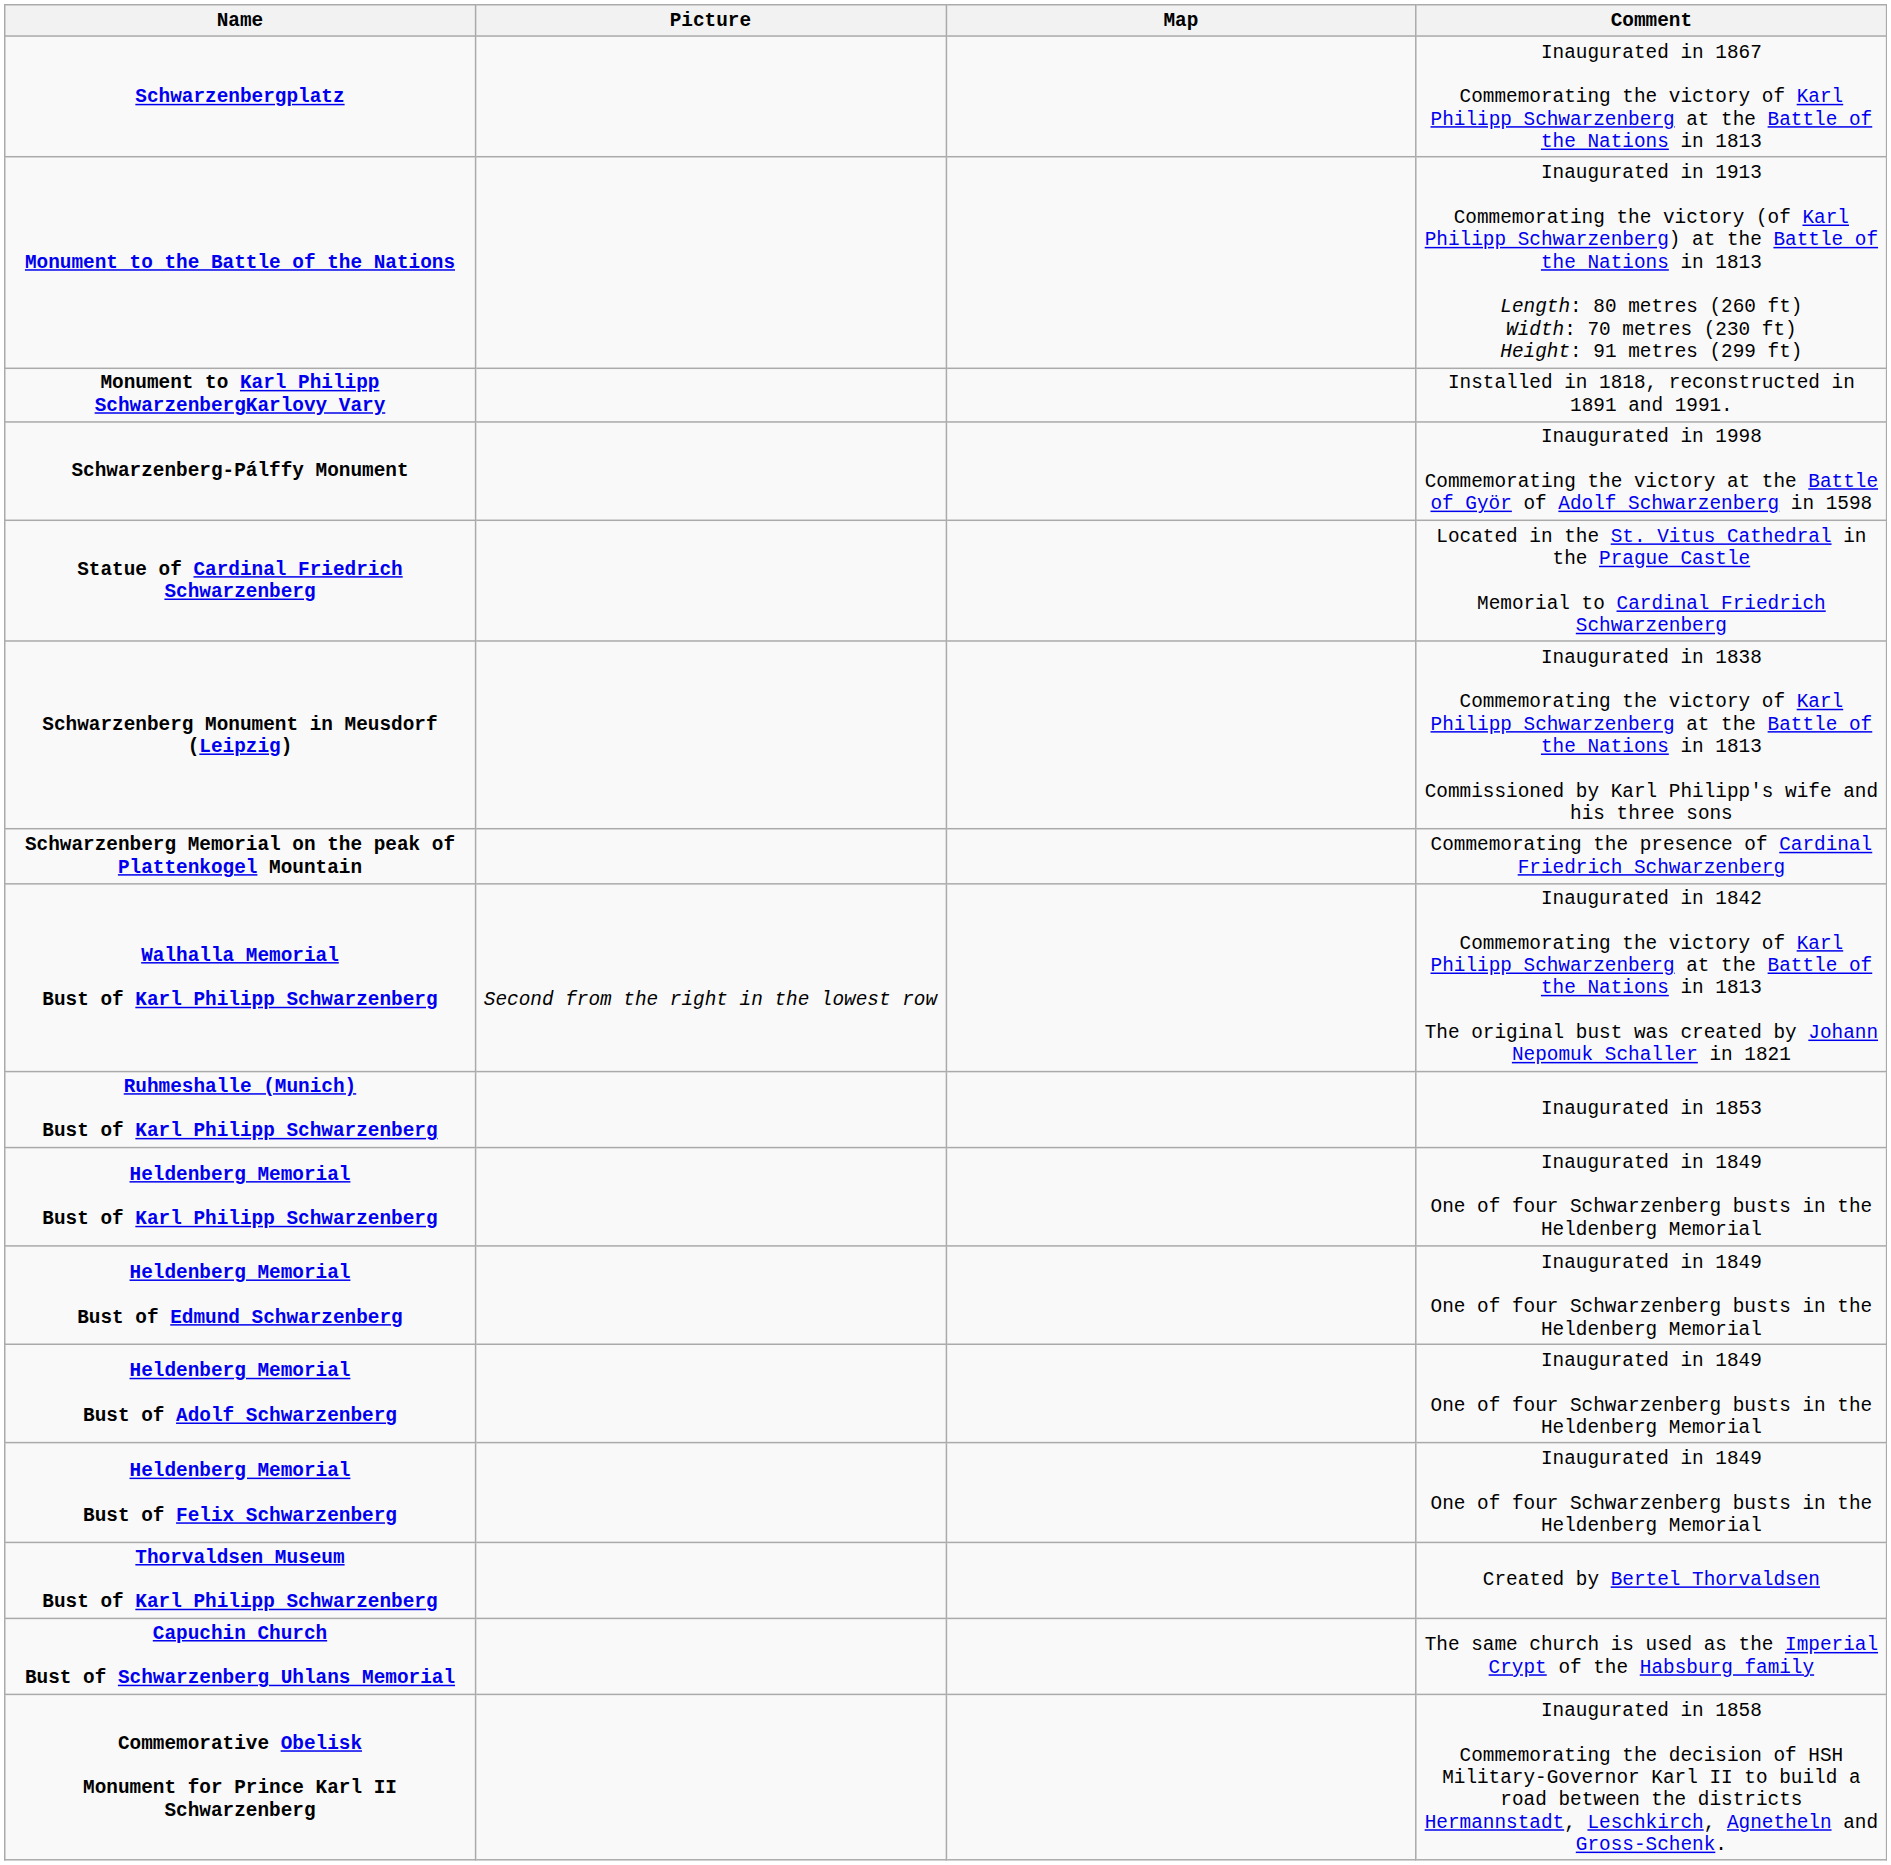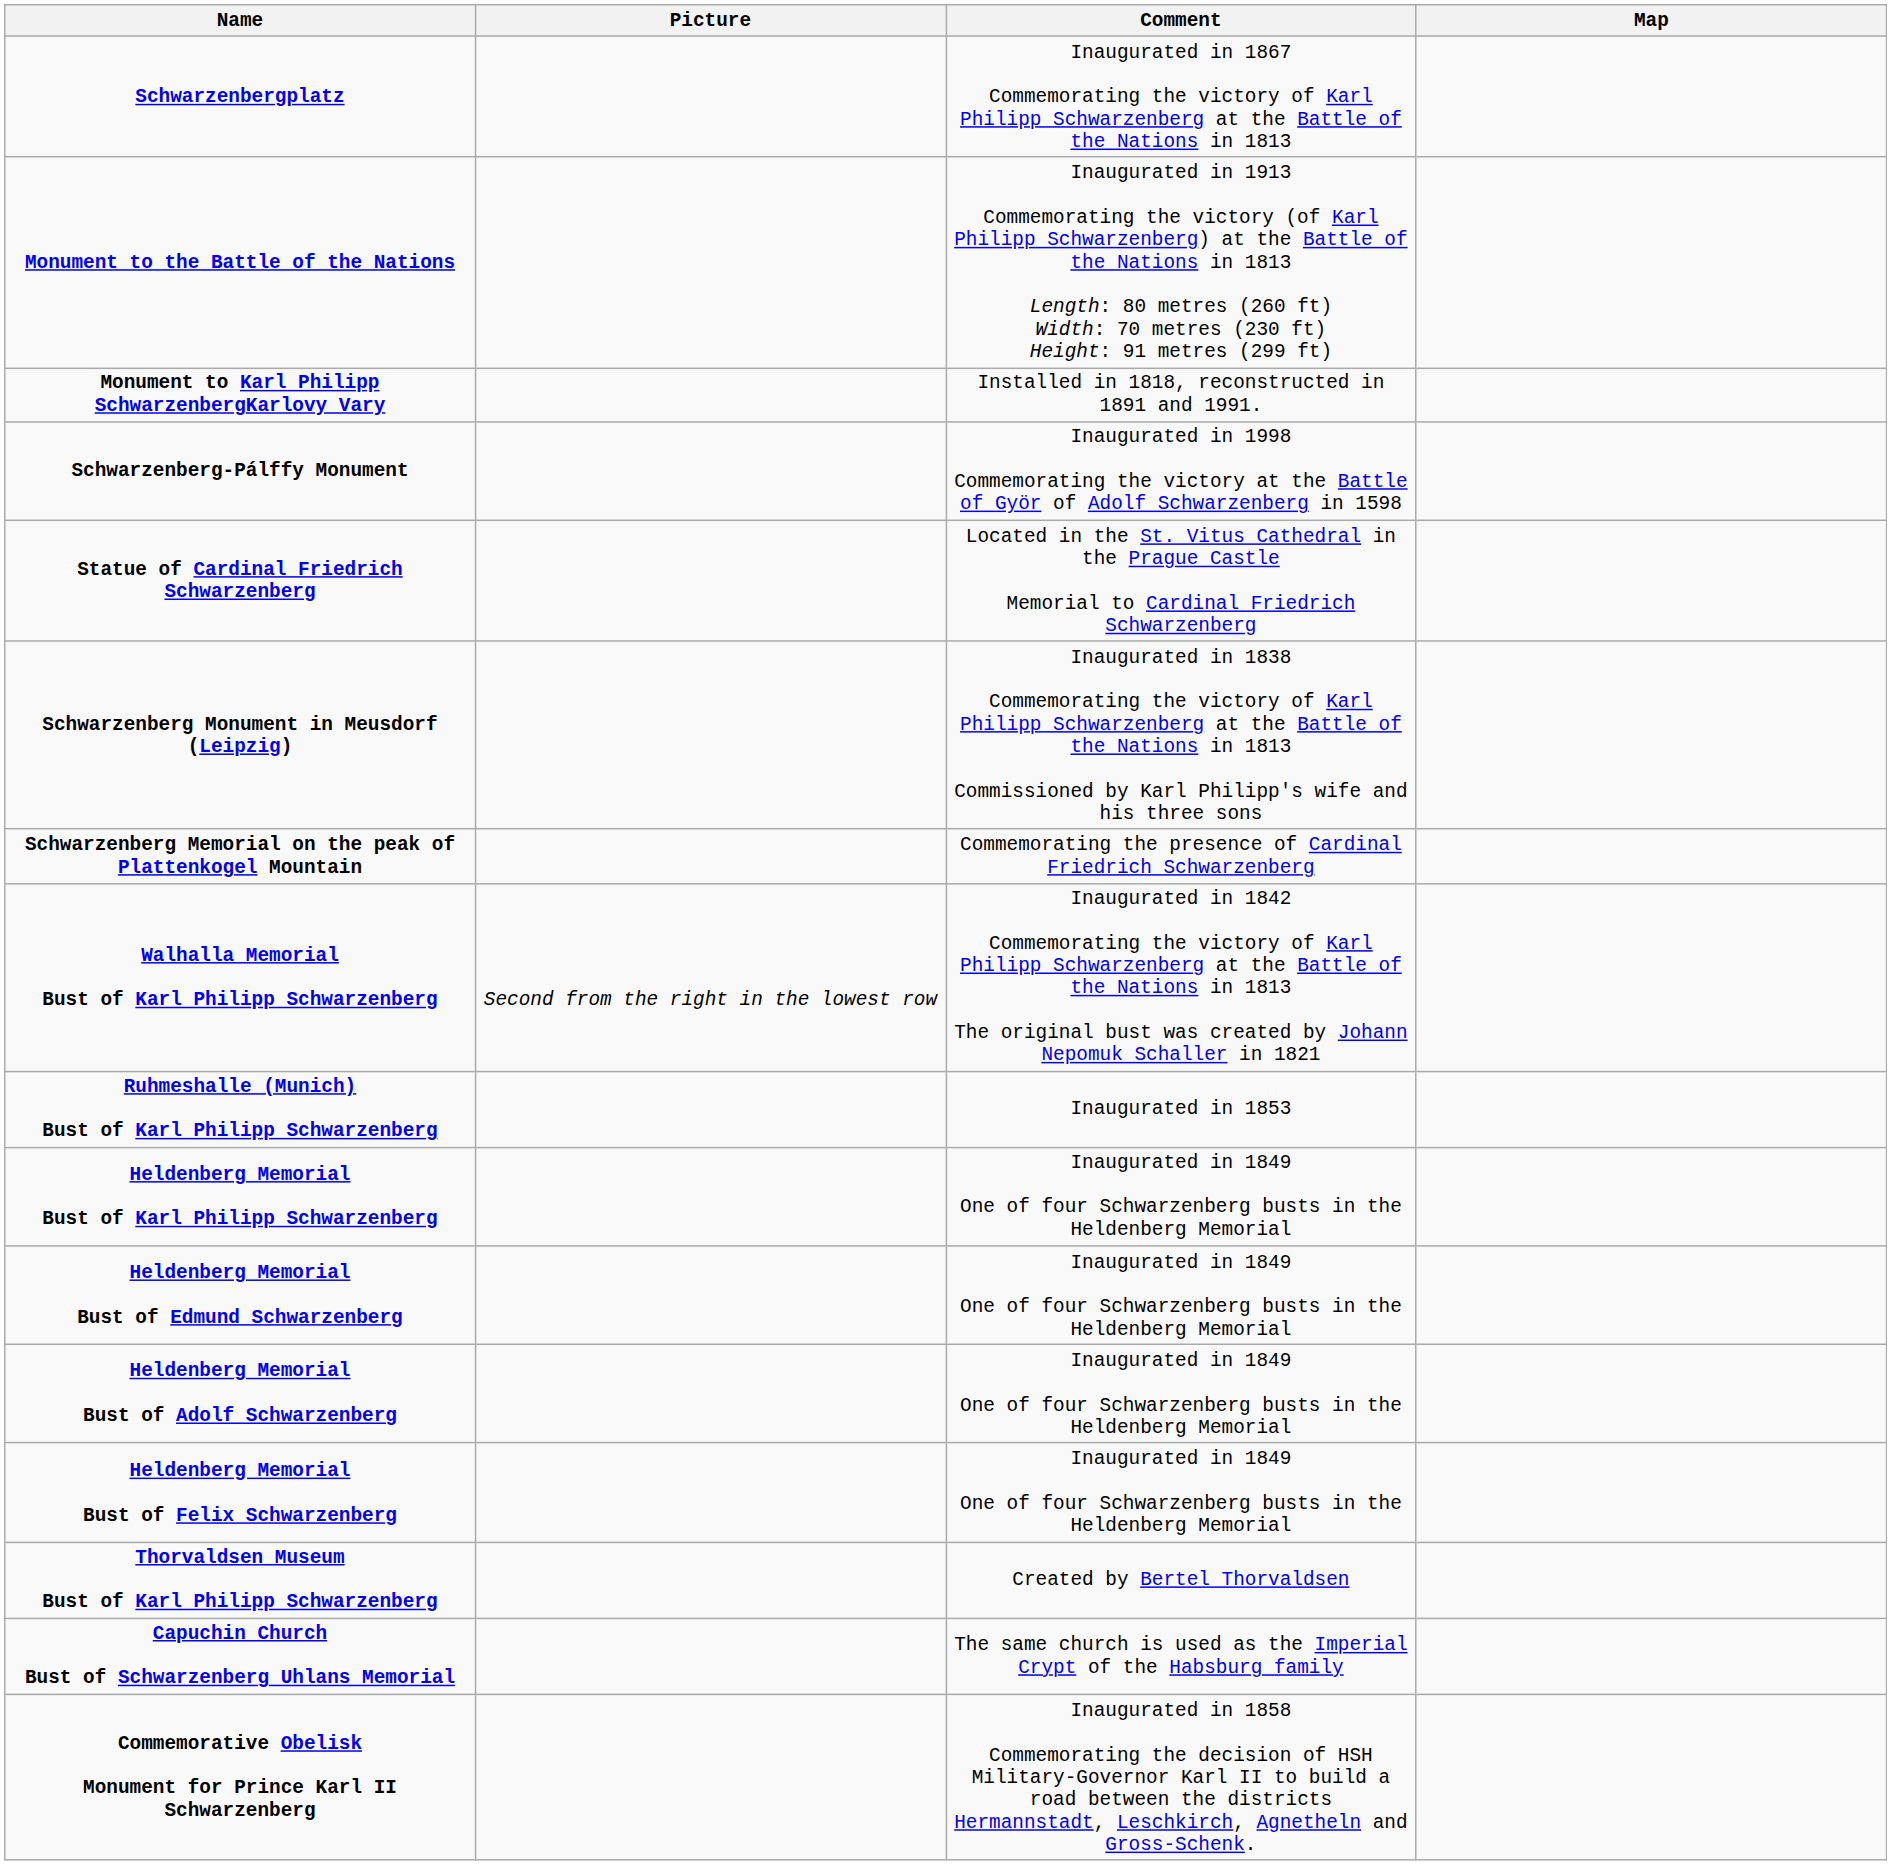columns swapped: (1181, 21) <-> (1651, 21)
